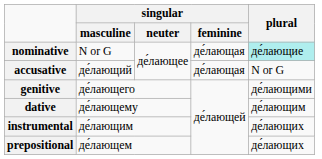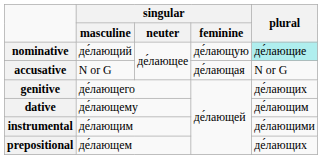(95, 51) N or G -> (105, 51) де́лающий
(219, 51) де́лающая -> (221, 51) де́лающую
(105, 70) де́лающий -> (95, 70) N or G
(281, 88) де́лающими -> (281, 88) де́лающих
(278, 126) де́лающих -> (285, 126) де́лающими
